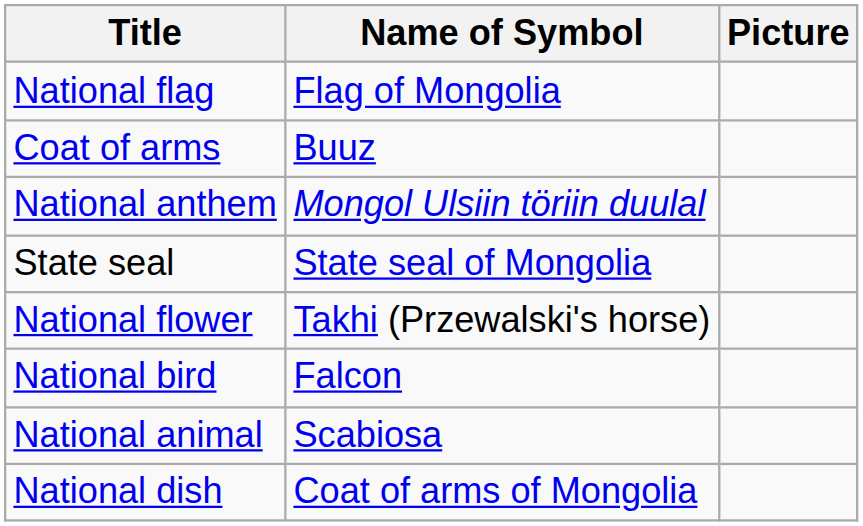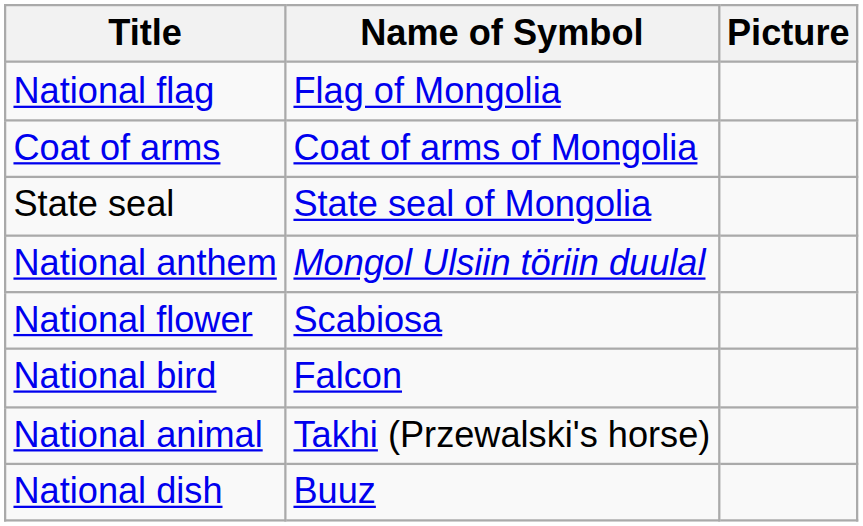(335, 147) Buuz -> (495, 147) Coat of arms of Mongolia
rows swapped: (94, 262) <-> (145, 205)
(502, 319) Takhi (Przewalski's horse) -> (368, 319) Scabiosa
(368, 434) Scabiosa -> (502, 434) Takhi (Przewalski's horse)
(495, 491) Coat of arms of Mongolia -> (335, 491) Buuz
